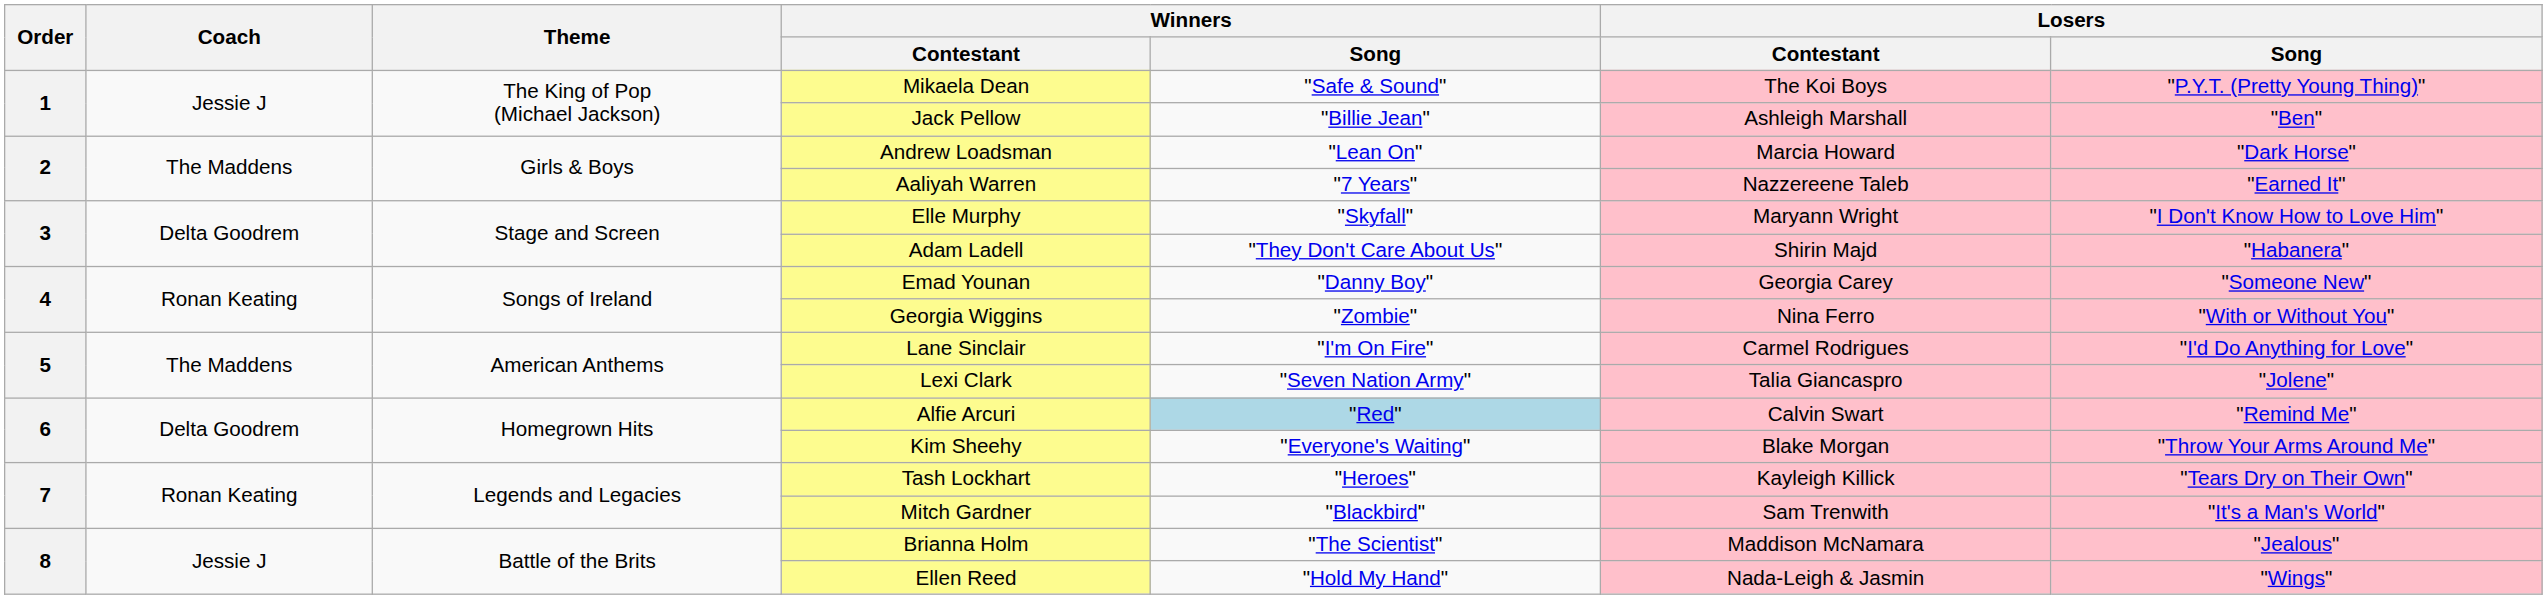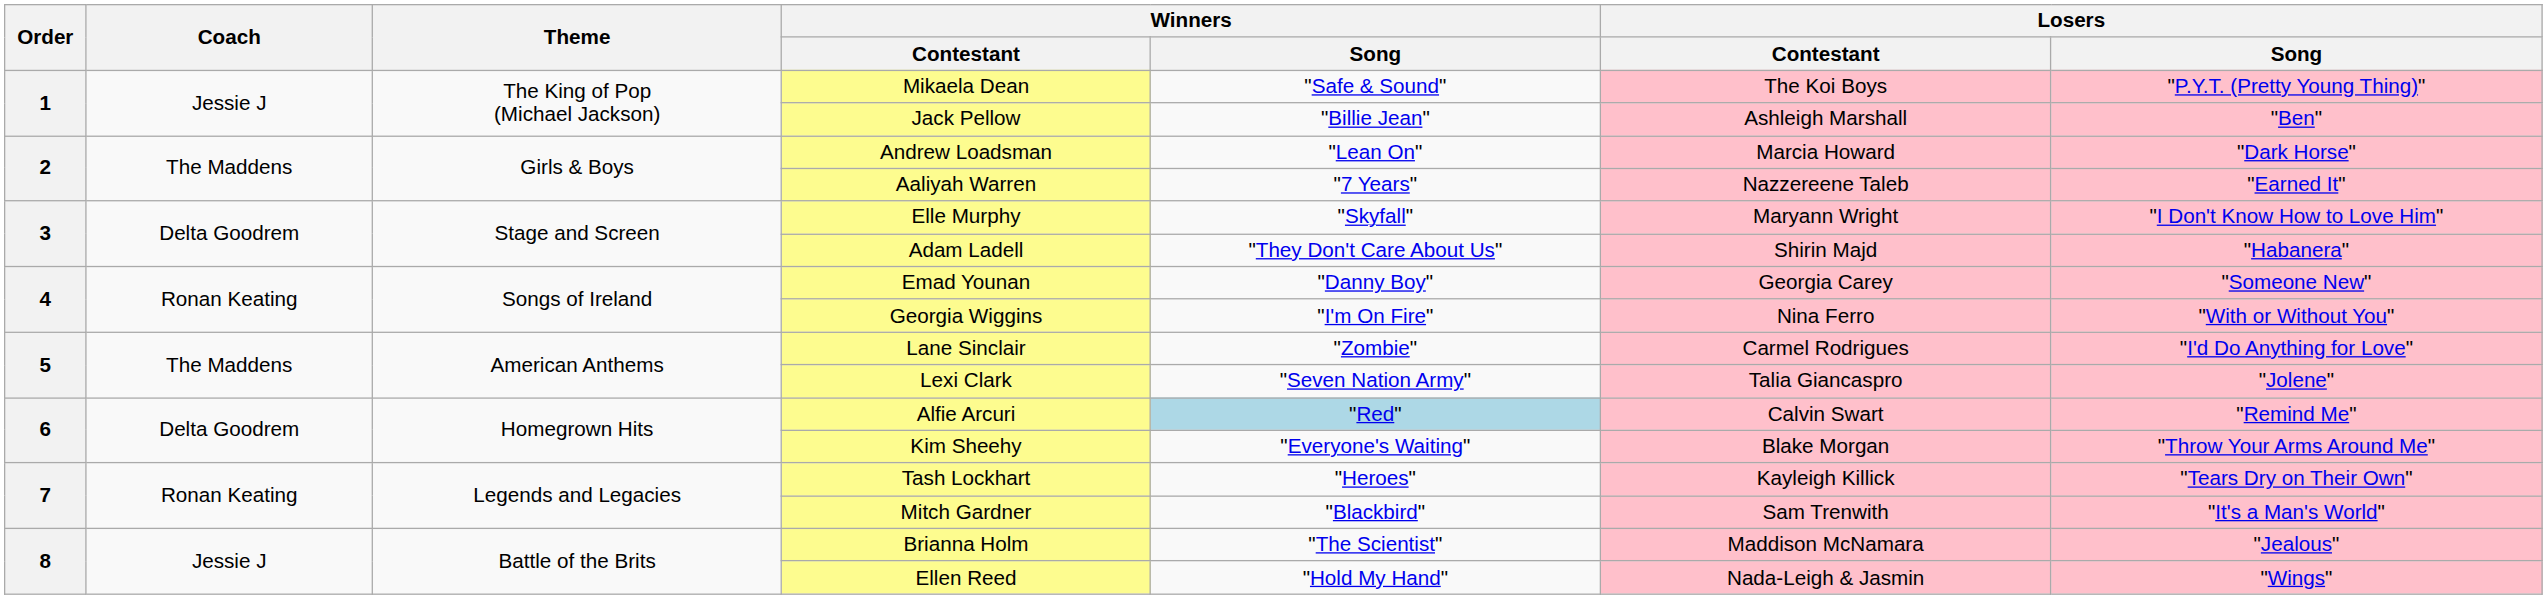(1375, 315) "Zombie" -> (1375, 315) "I'm On Fire"
(1375, 348) "I'm On Fire" -> (1375, 348) "Zombie"
